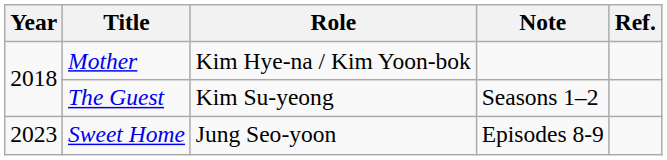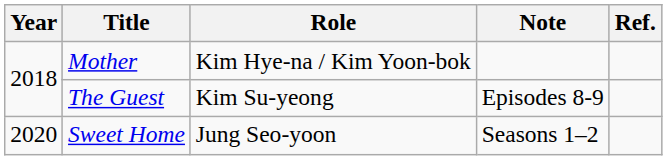(540, 97) Seasons 1–2 -> (543, 97) Episodes 8-9
(34, 135) 2023 -> (34, 135) 2020
(543, 135) Episodes 8-9 -> (540, 135) Seasons 1–2
